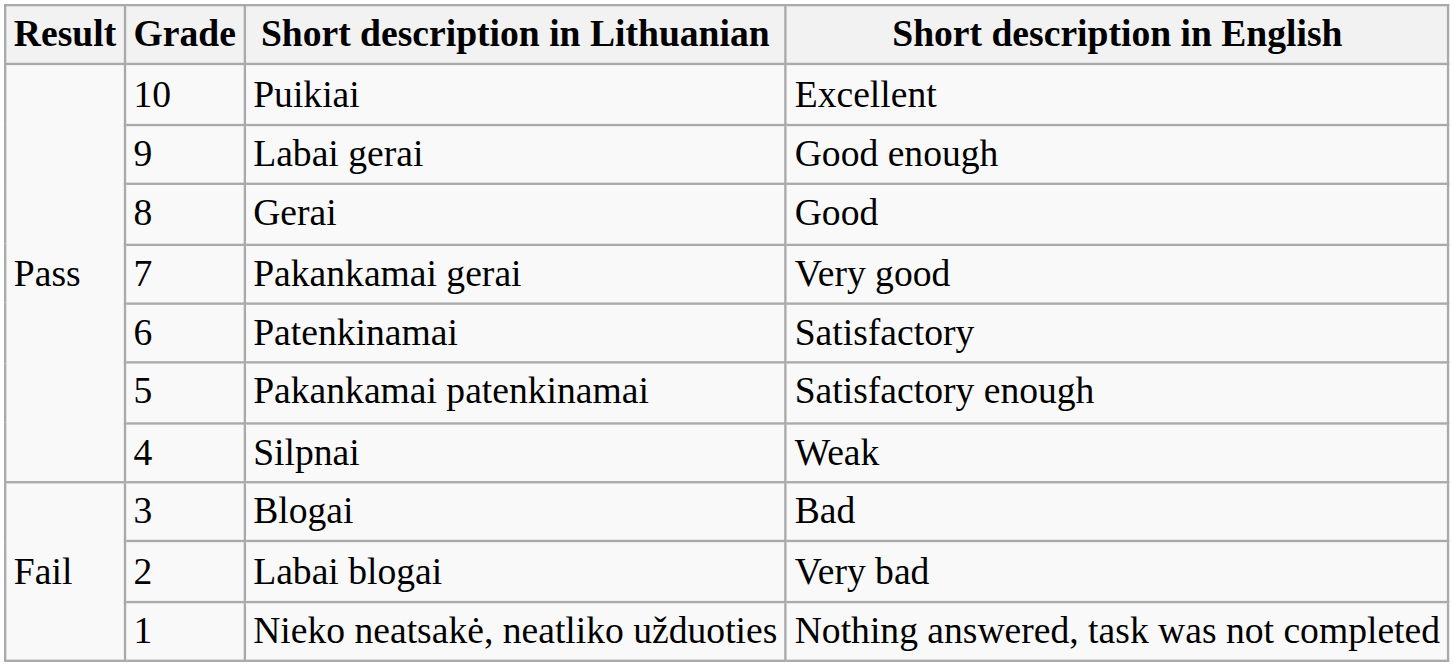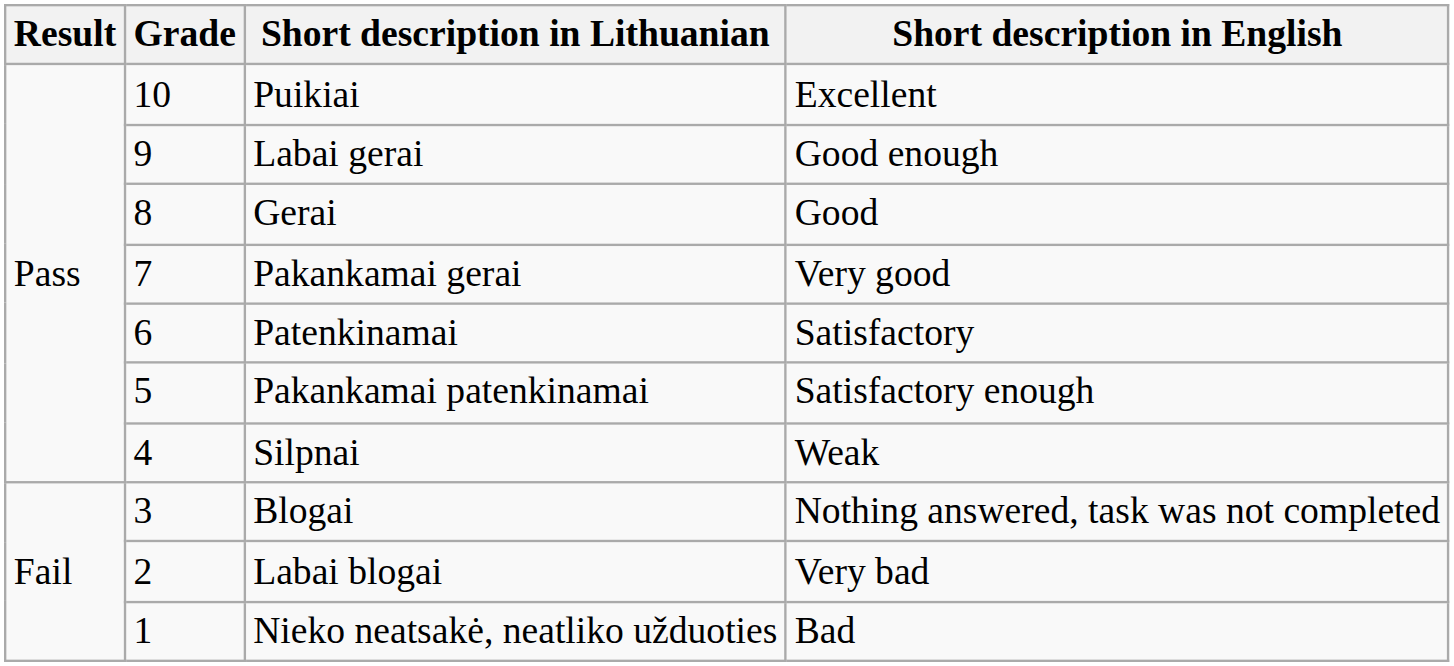(825, 511) Bad -> (1117, 511) Nothing answered, task was not completed
(1117, 630) Nothing answered, task was not completed -> (825, 630) Bad
